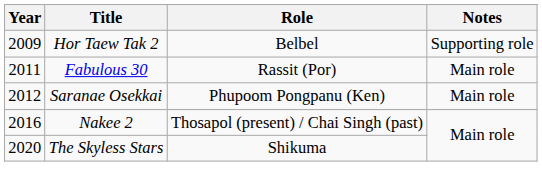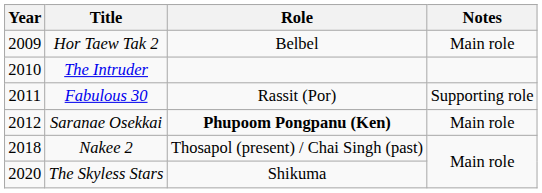(482, 43) Supporting role -> (482, 43) Main role
+ row: (106, 69)
(482, 69) Main role -> (482, 95) Supporting role
(297, 95) normal -> (297, 122) bold
(25, 122) 2016 -> (25, 148) 2018
